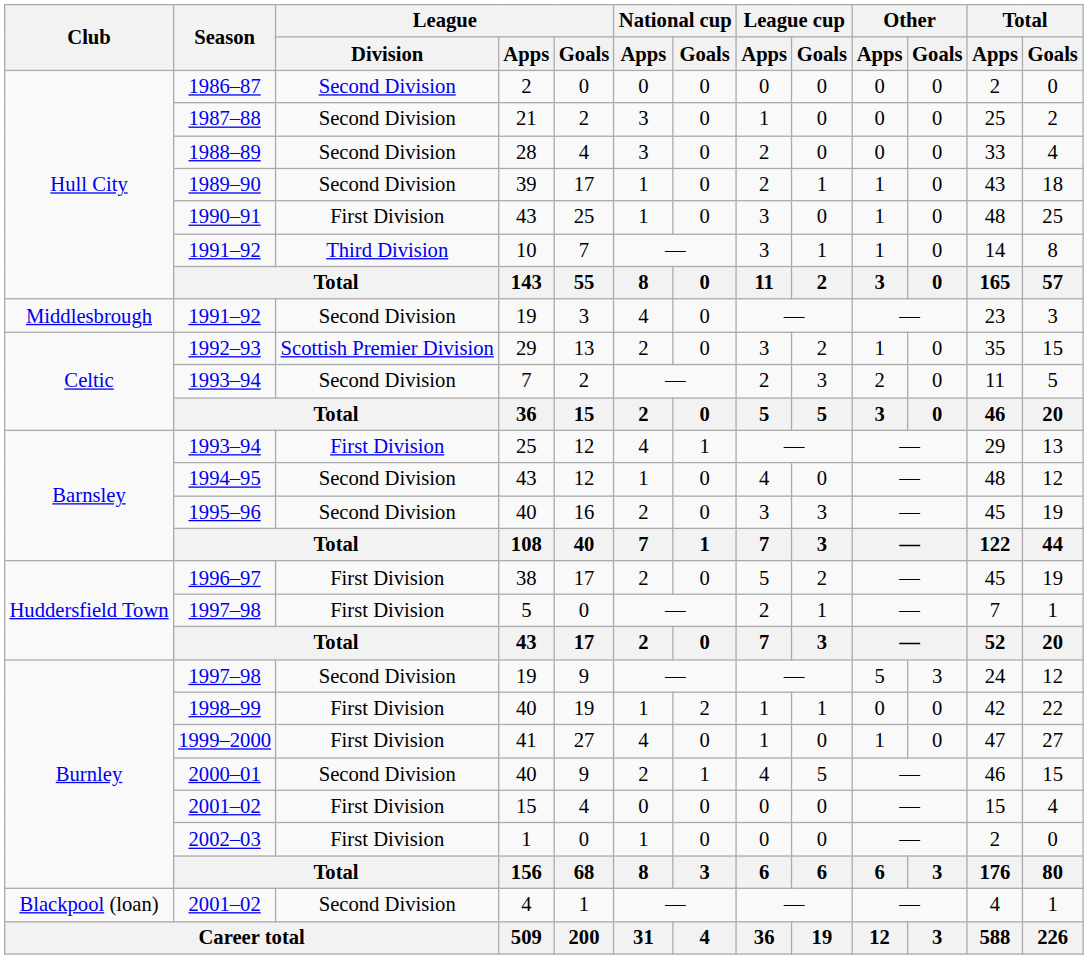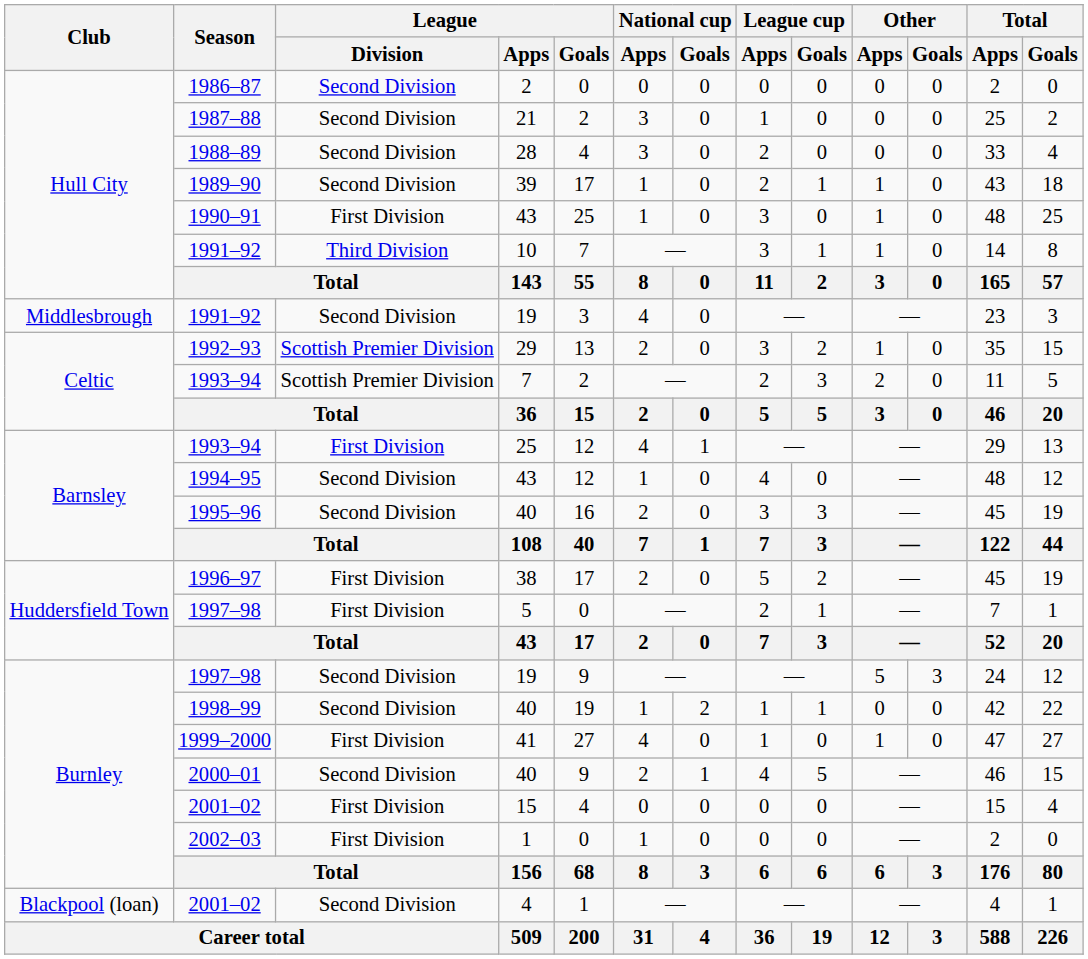(387, 380) Second Division -> (387, 380) Scottish Premier Division
(387, 708) First Division -> (387, 708) Second Division
